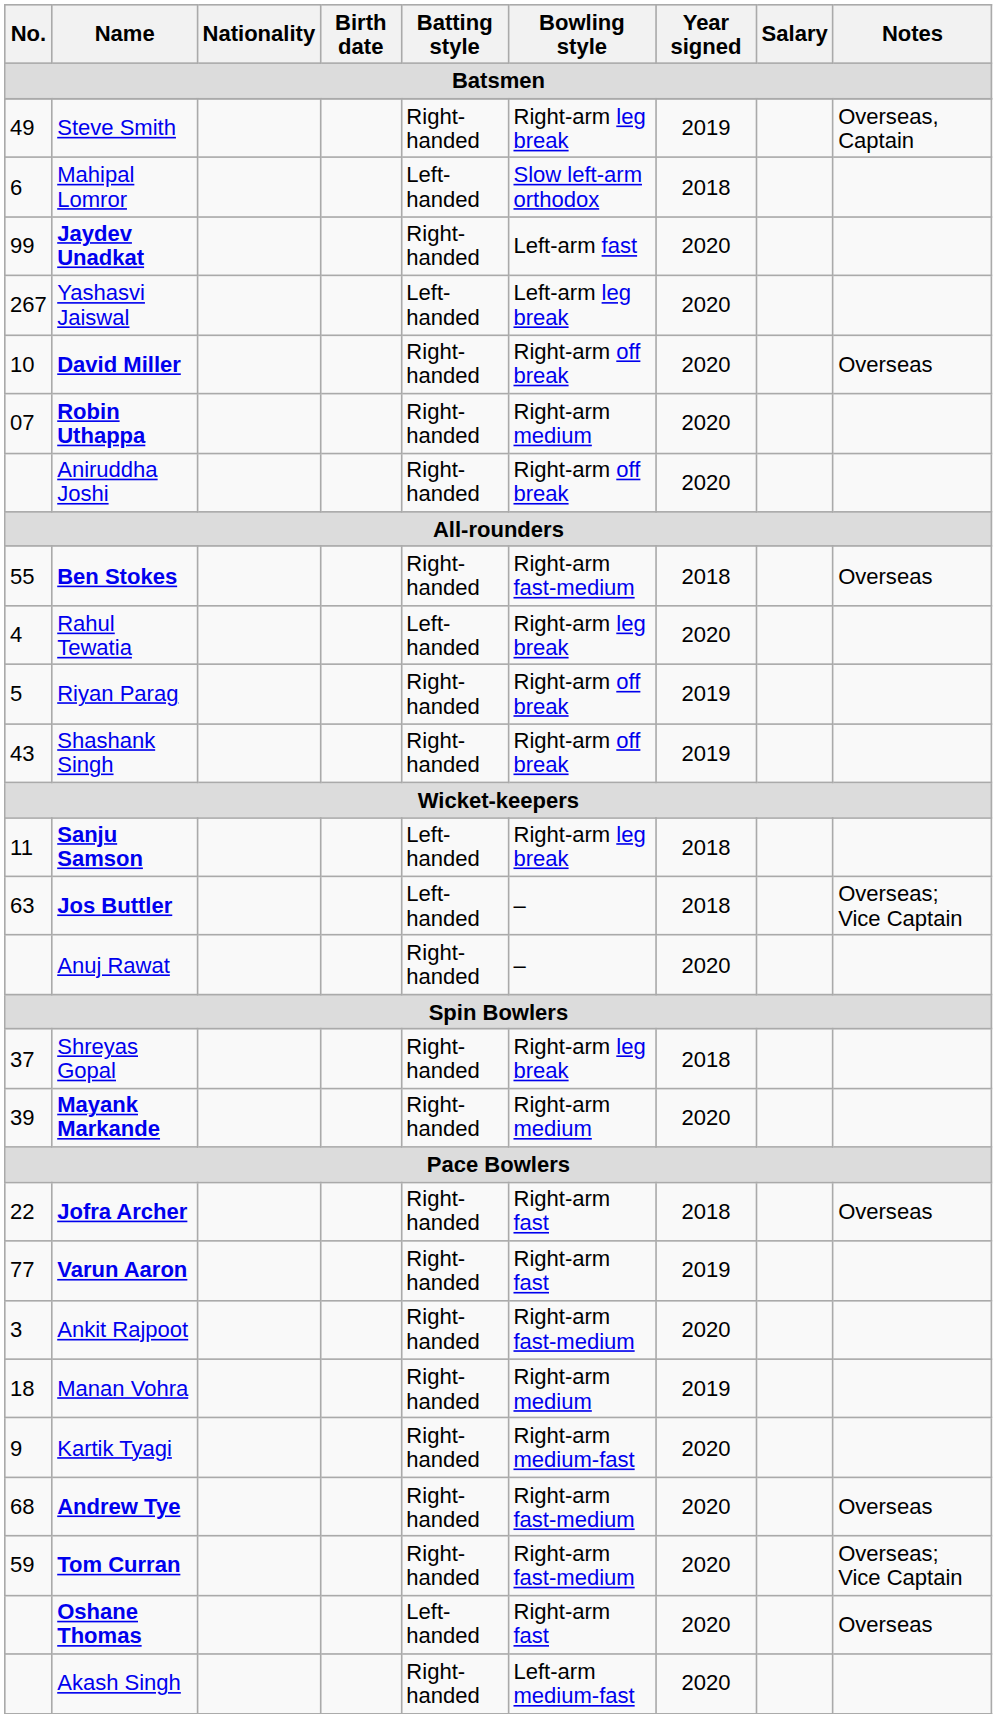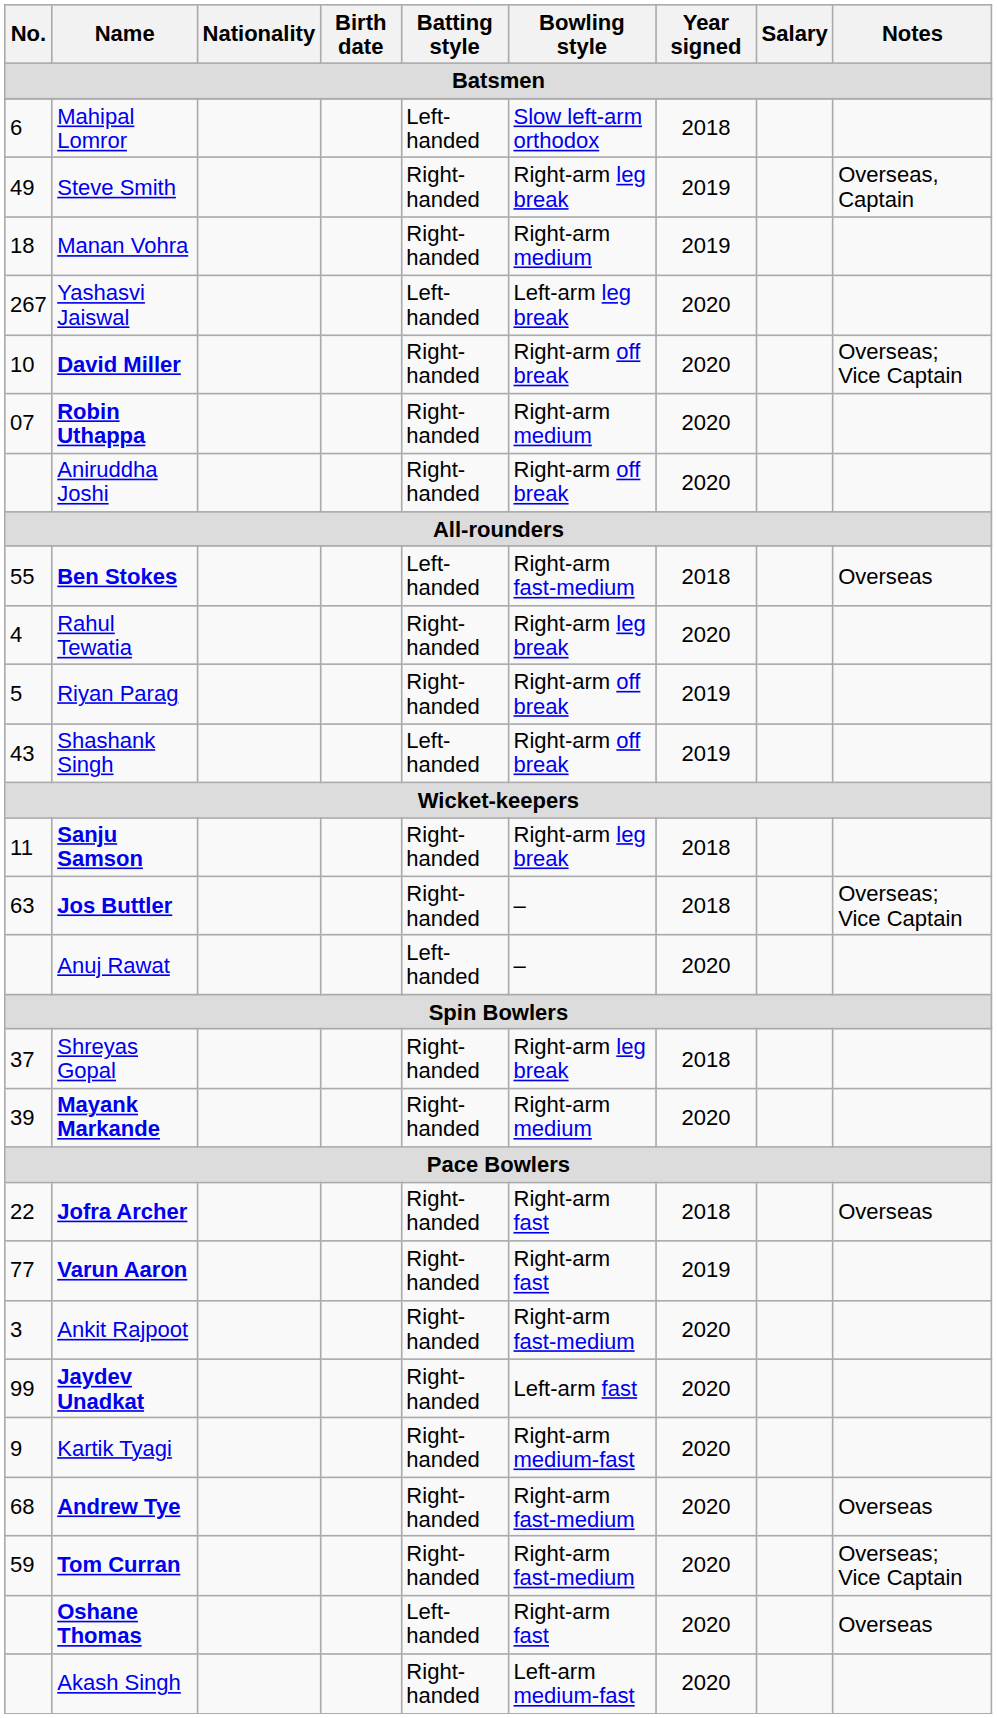rows swapped: (117, 128) <-> (96, 187)
rows swapped: (123, 1388) <-> (101, 246)
(885, 364) Overseas -> (900, 364) Overseas; Vice Captain
(443, 576) Right-handed -> (443, 576) Left-handed
(443, 635) Left-handed -> (443, 635) Right-handed
(443, 753) Right-handed -> (443, 753) Left-handed
(443, 846) Left-handed -> (443, 846) Right-handed
(443, 905) Left-handed -> (443, 905) Right-handed
(443, 965) Right-handed -> (443, 965) Left-handed
